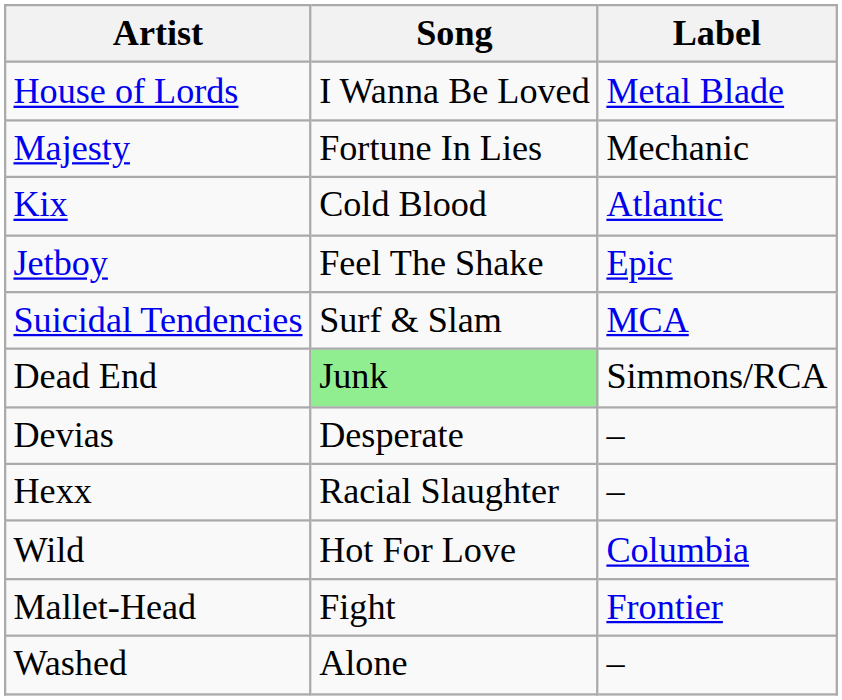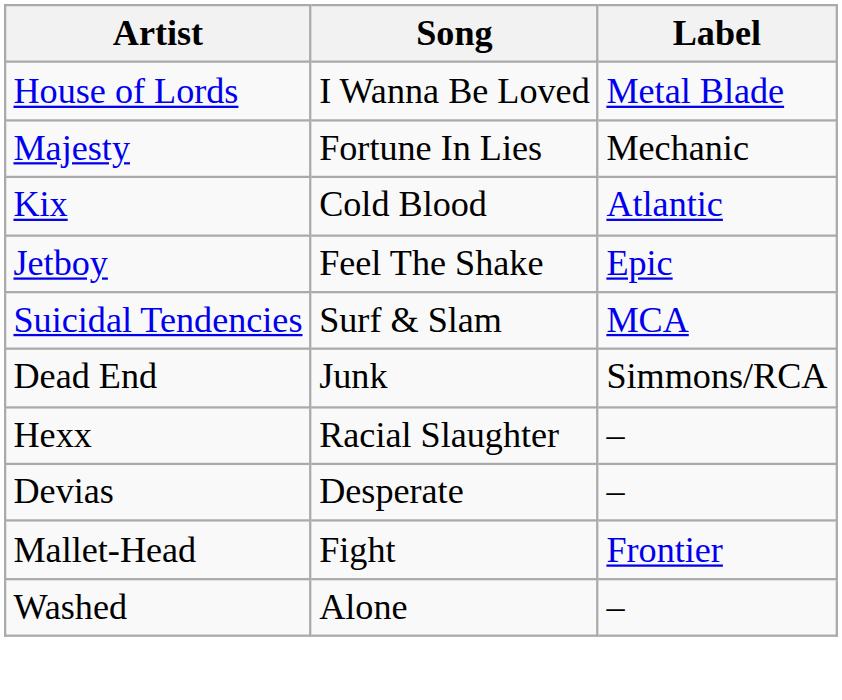(353, 377) lightgreen background -> (353, 377) no background
rows swapped: (53, 491) <-> (64, 434)
- row: (49, 549)
